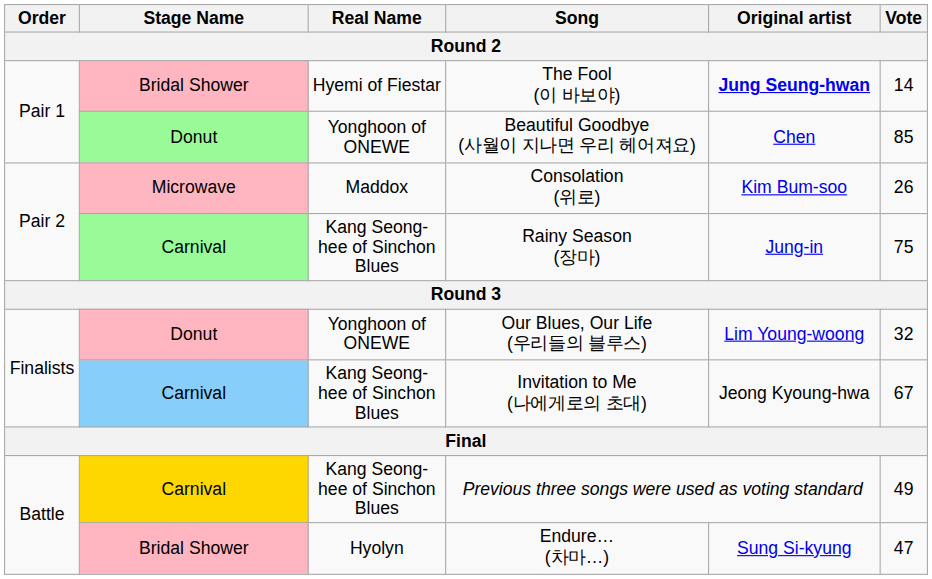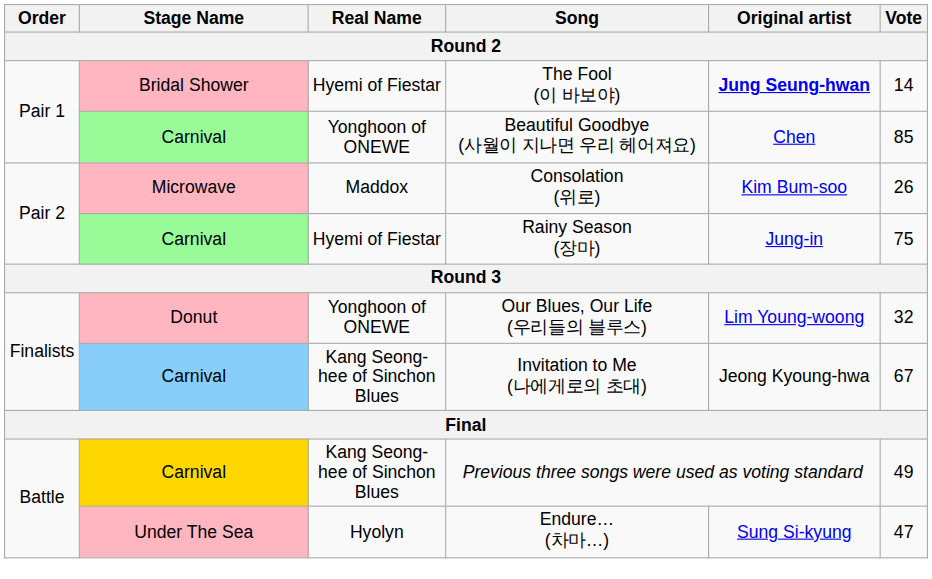(194, 136) Donut -> (194, 136) Carnival
(377, 247) Kang Seong-hee of Sinchon Blues -> (377, 238) Hyemi of Fiestar
(194, 548) Bridal Shower -> (194, 531) Under The Sea
